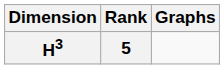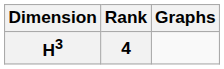(126, 47) 5 -> (126, 47) 4
